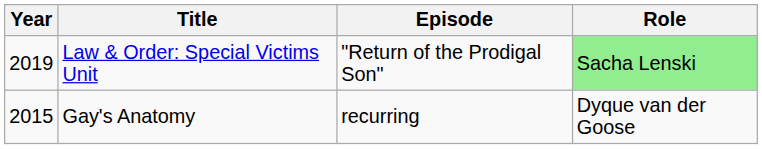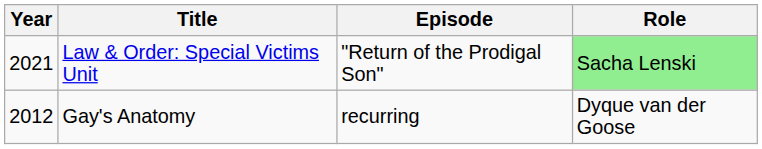(31, 62) 2019 -> (31, 62) 2021
(31, 116) 2015 -> (31, 116) 2012
